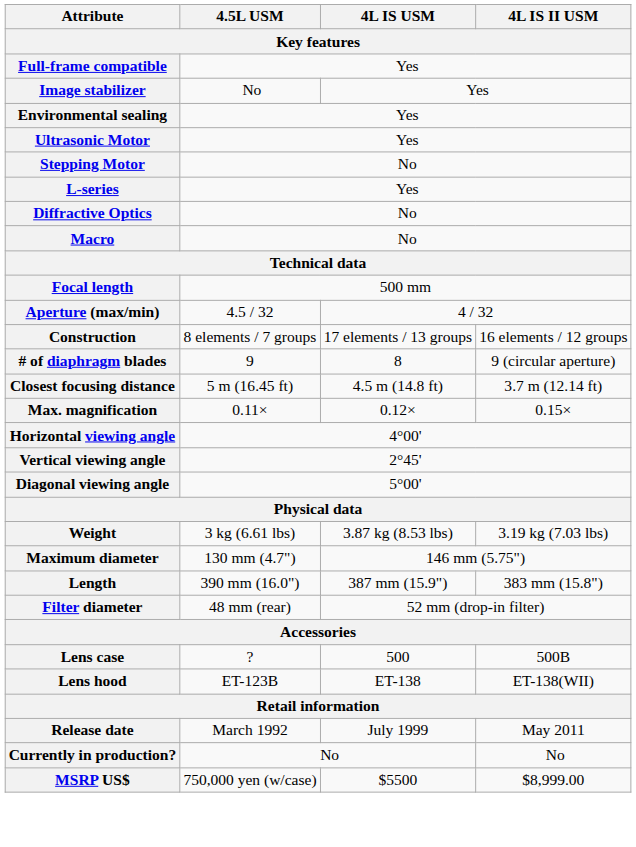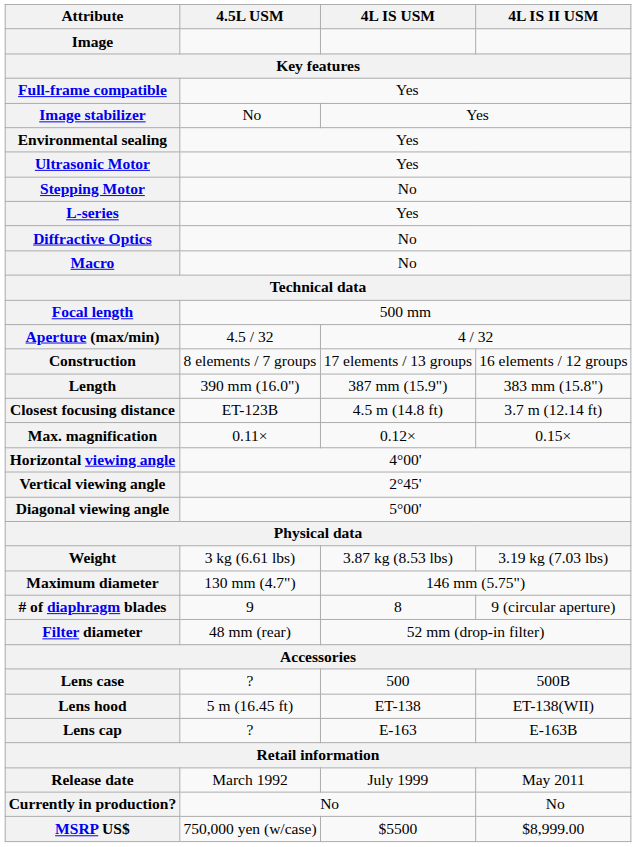+ row: (92, 41)
rows swapped: (92, 361) <-> (92, 582)
(250, 386) 5 m (16.45 ft) -> (250, 410) ET-123B
(250, 681) ET-123B -> (250, 705) 5 m (16.45 ft)
+ row: (92, 730)
